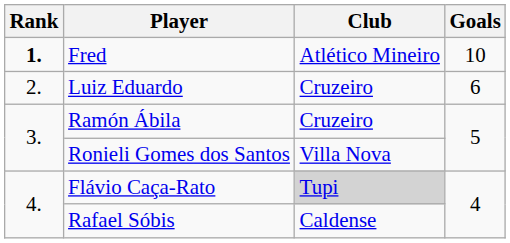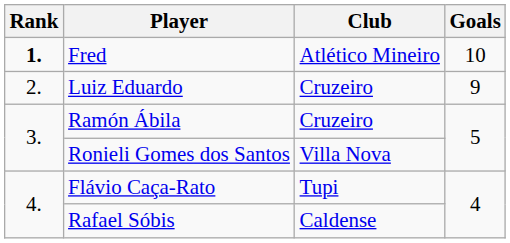(475, 87) 6 -> (475, 87) 9
(319, 187) lightgrey background -> (319, 187) no background
